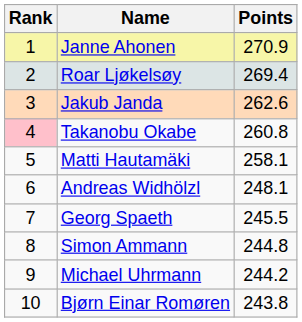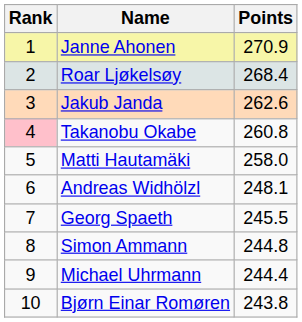(266, 75) 269.4 -> (266, 75) 268.4
(266, 160) 258.1 -> (266, 160) 258.0
(266, 274) 244.2 -> (266, 274) 244.4
